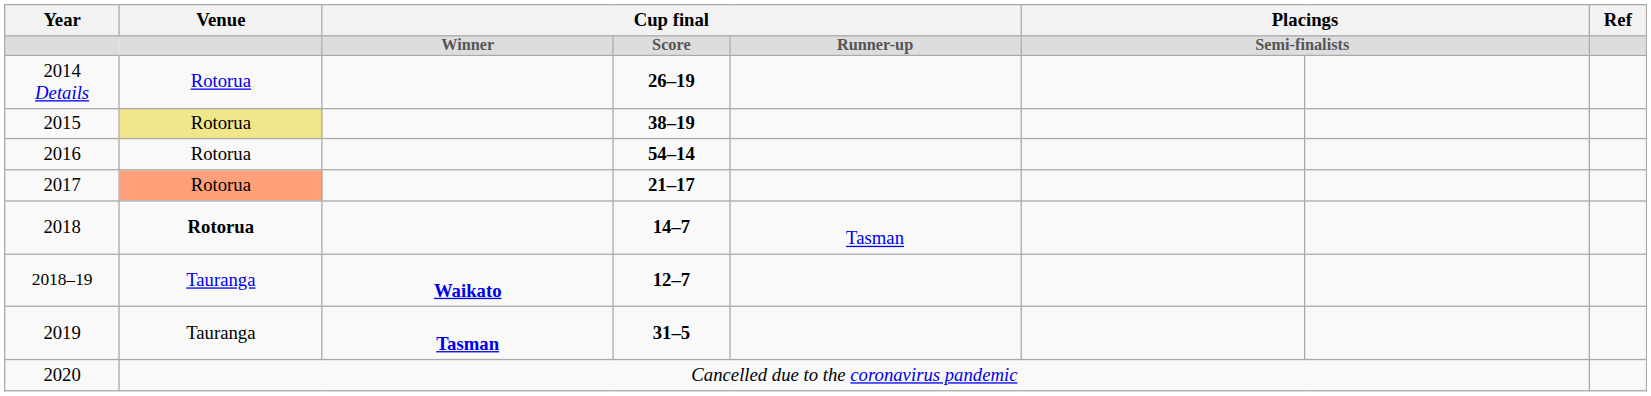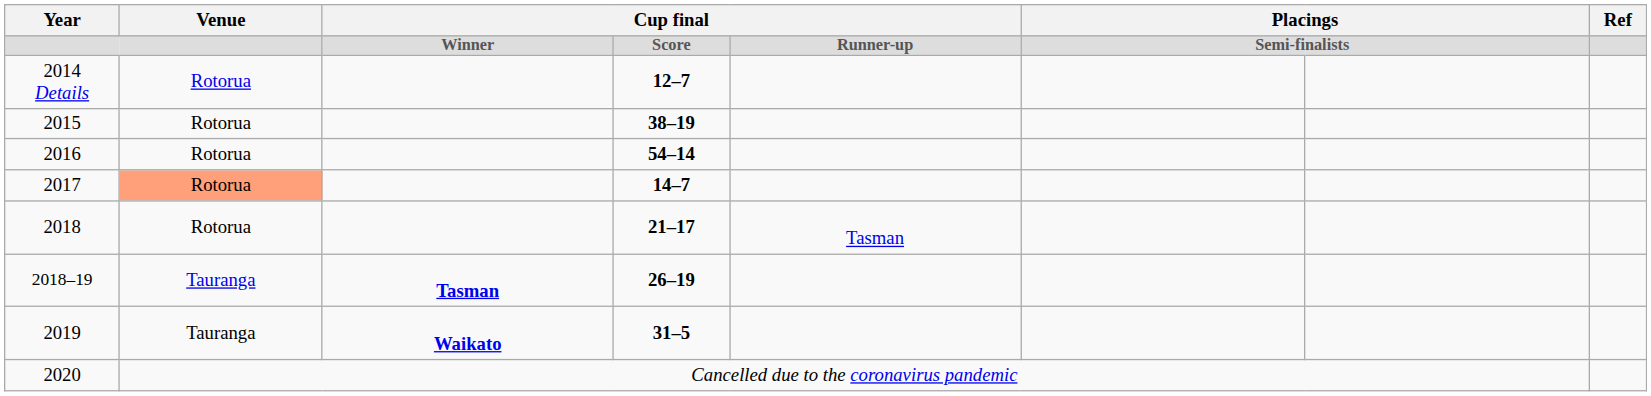(671, 81) 26–19 -> (671, 81) 12–7
(221, 123) khaki background -> (221, 123) no background
(671, 185) 21–17 -> (671, 185) 14–7
(221, 227) bold -> (221, 227) normal
(671, 227) 14–7 -> (671, 227) 21–17
(468, 291) Waikato -> (468, 291) Tasman
(671, 280) 12–7 -> (671, 280) 26–19
(468, 344) Tasman -> (468, 344) Waikato
